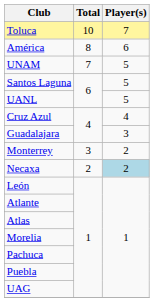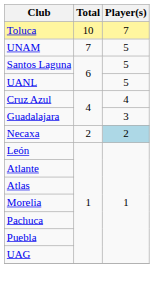- row: (26, 47)
- row: (30, 151)
